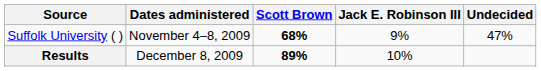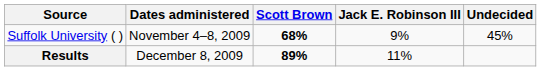(500, 35) 47% -> (500, 35) 45%
(400, 55) 10% -> (400, 55) 11%
